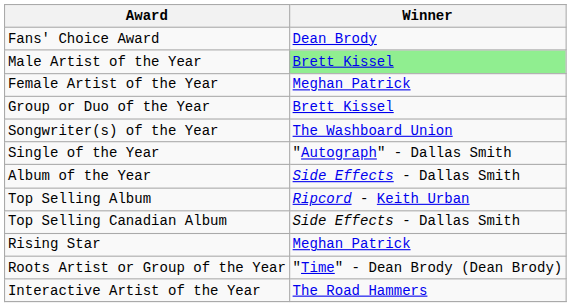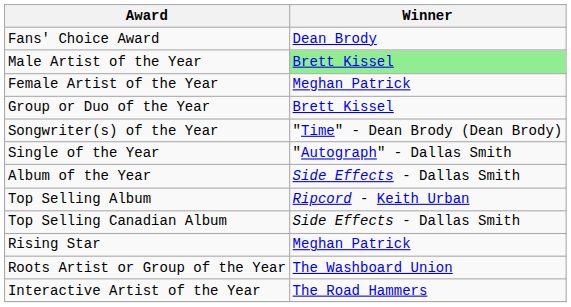(373, 130) The Washboard Union -> (427, 130) "Time" - Dean Brody (Dean Brody)
(427, 268) "Time" - Dean Brody (Dean Brody) -> (373, 268) The Washboard Union
